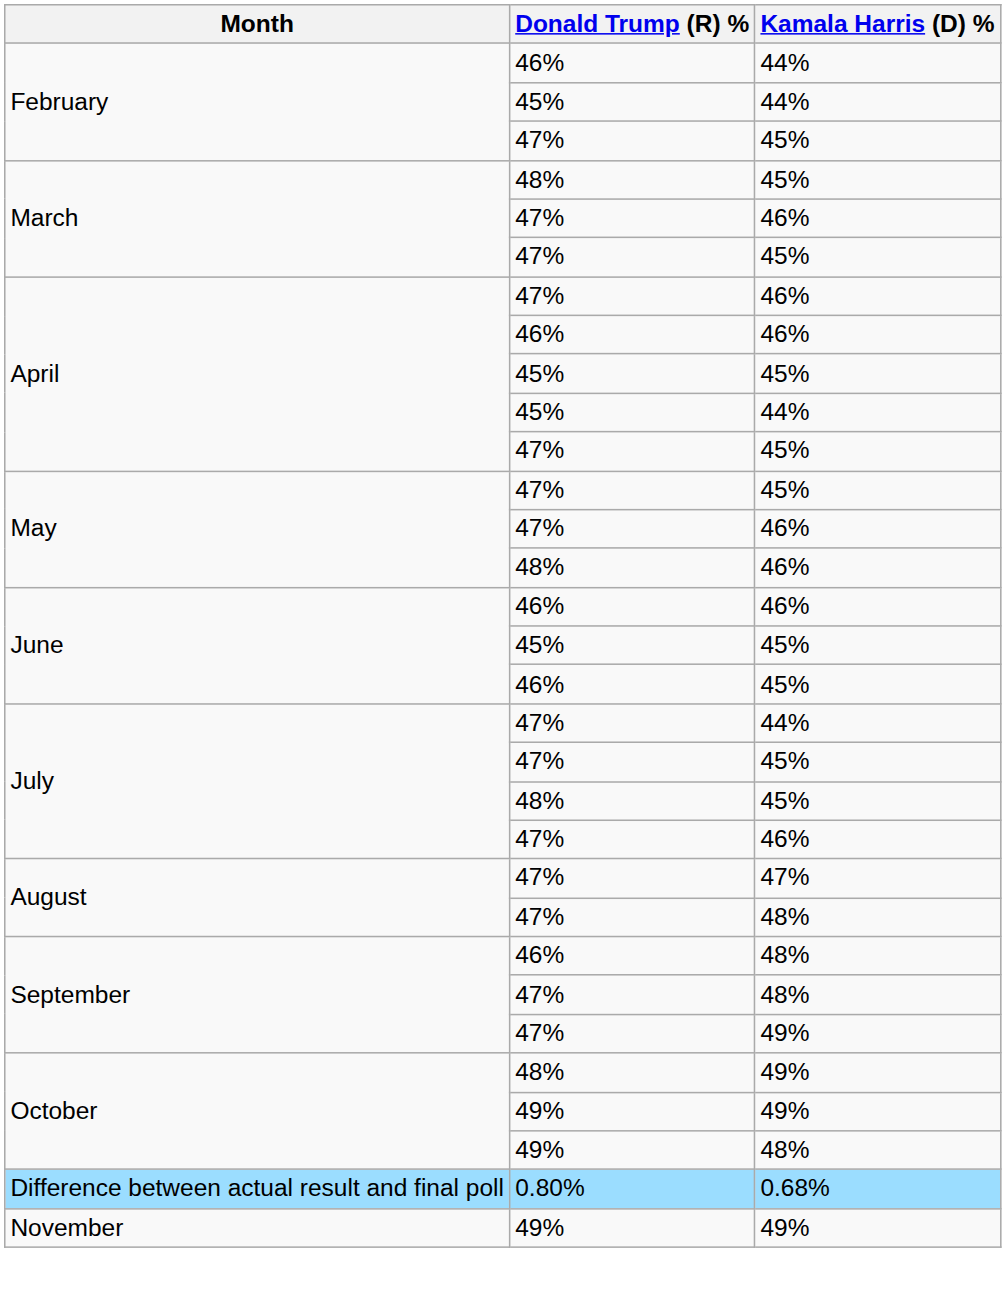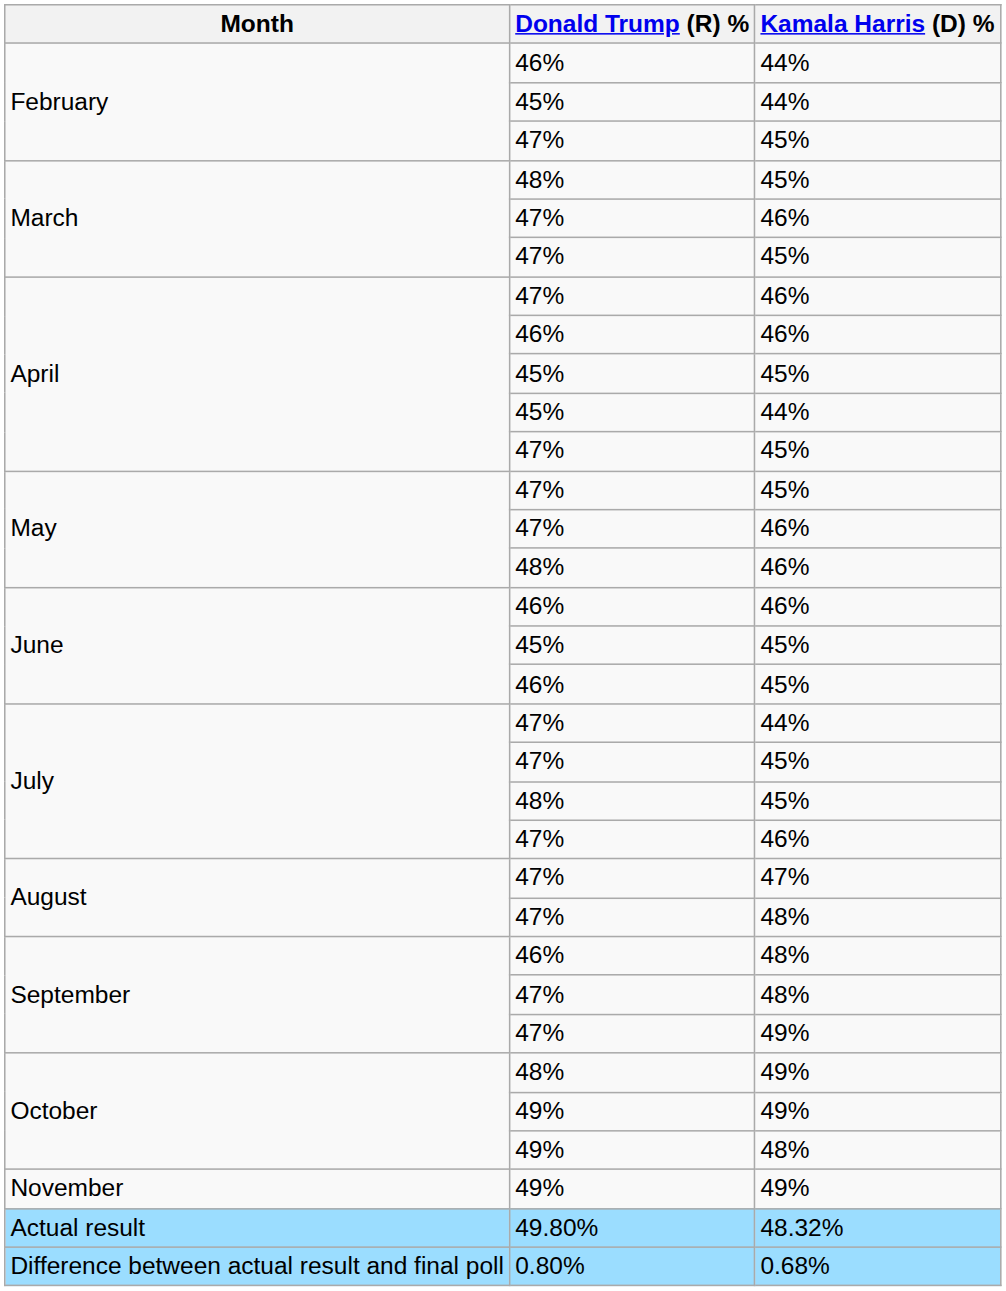rows swapped: (67, 1227) <-> (257, 1188)
+ row: (78, 1227)
